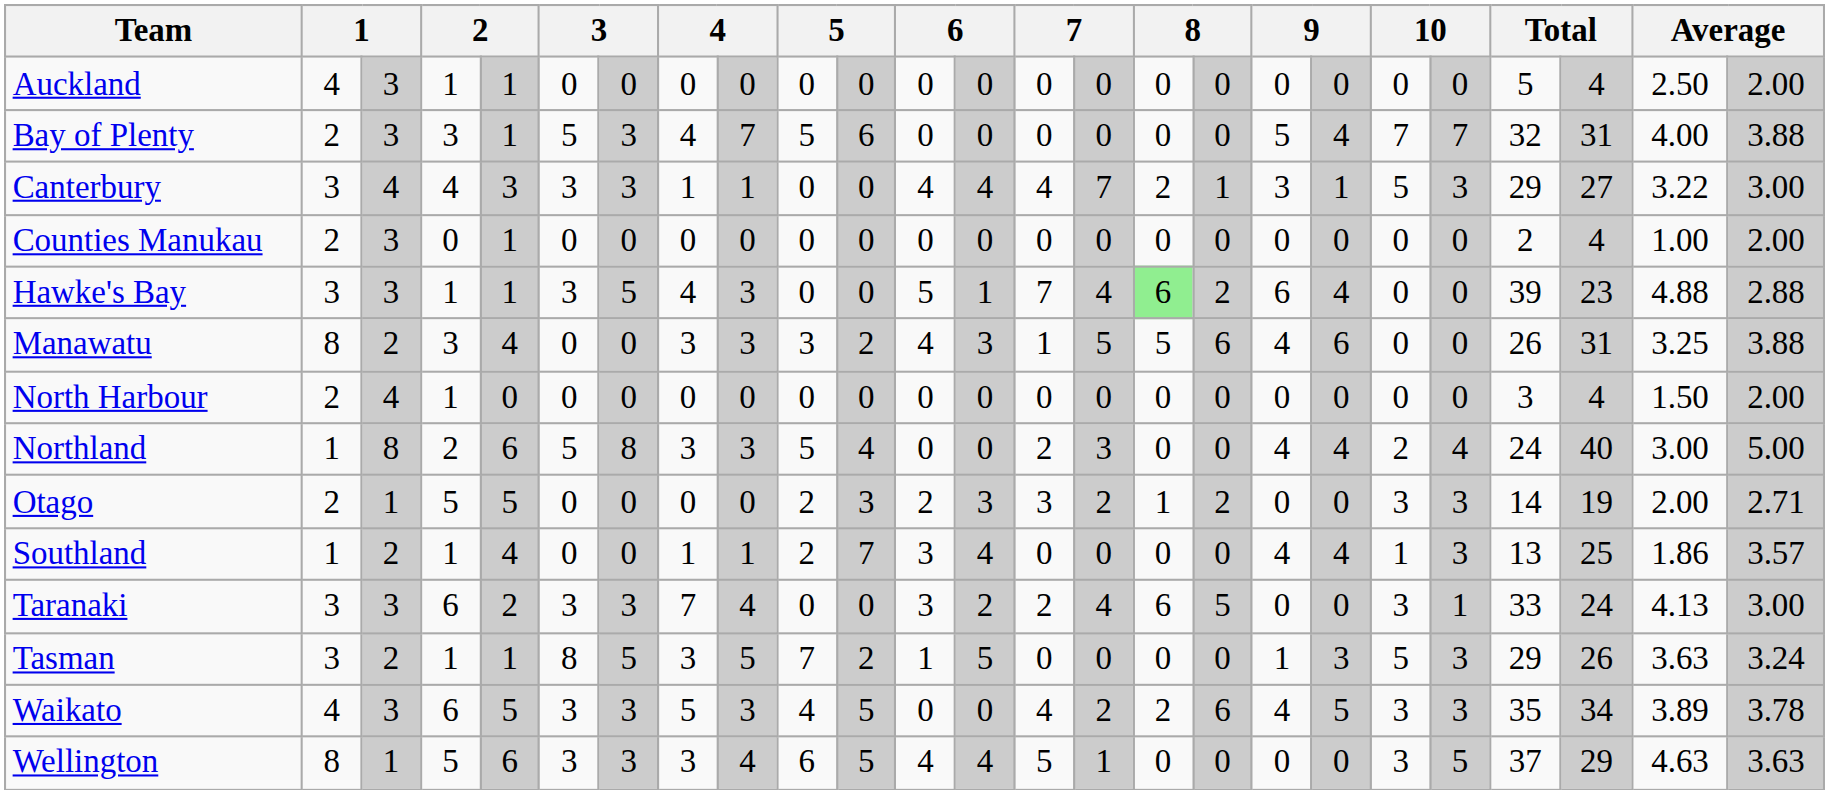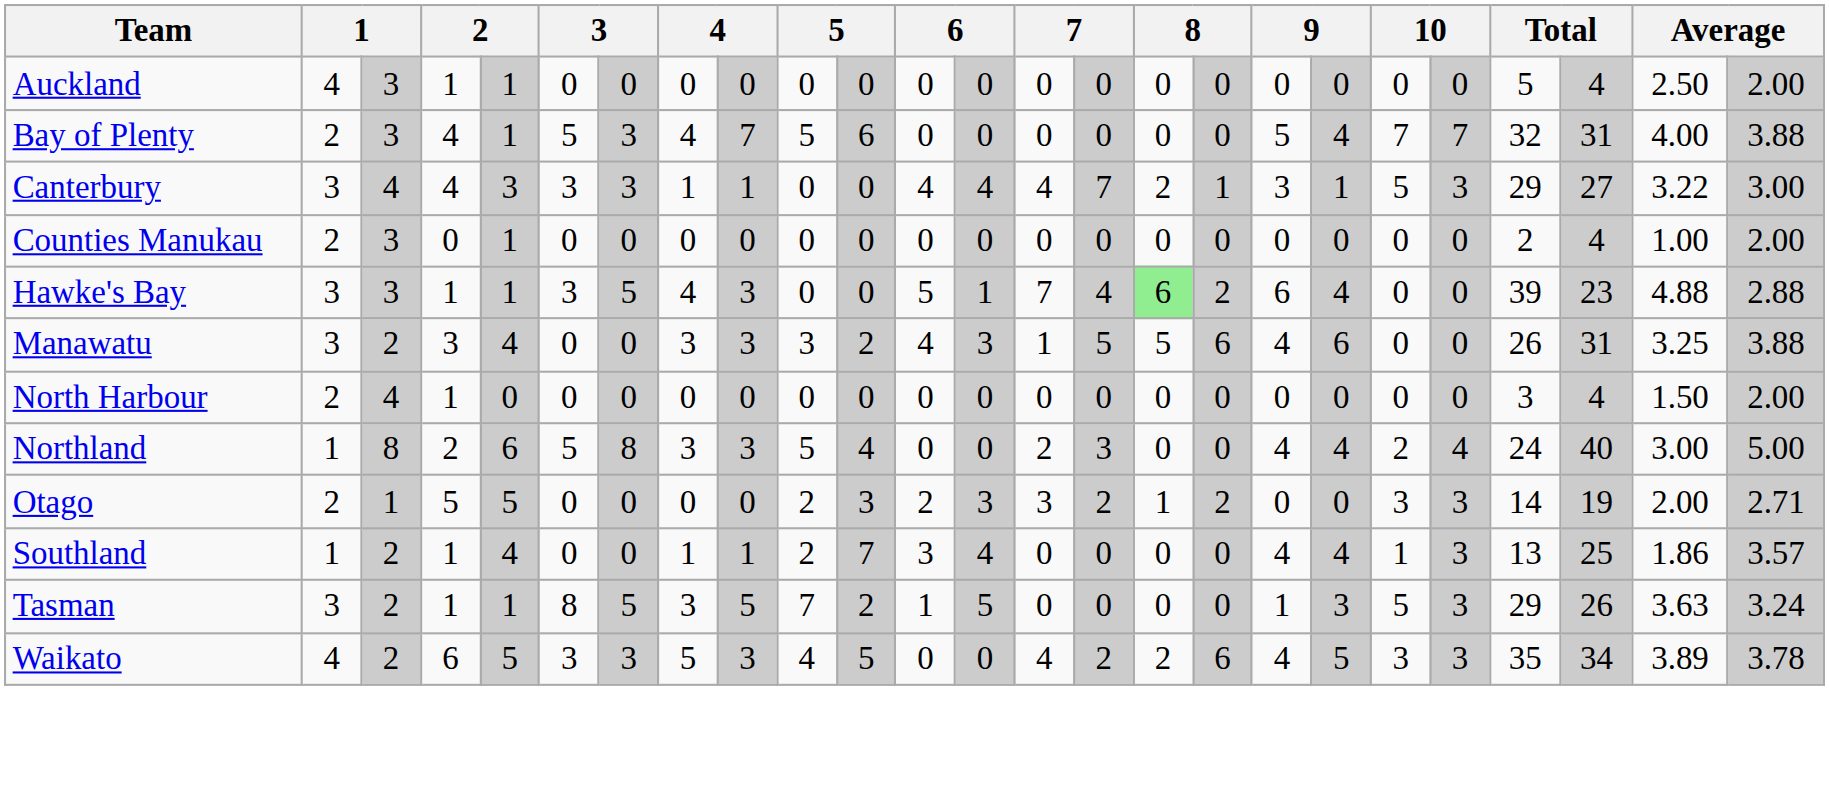(450, 135) 3 -> (450, 135) 4
(332, 344) 8 -> (332, 344) 3
- row: (70, 605)
(391, 710) 3 -> (391, 657) 2
- row: (85, 762)
